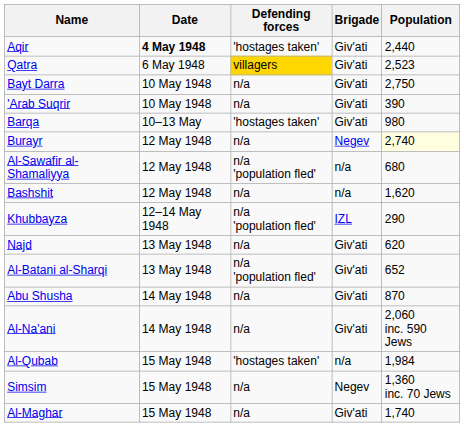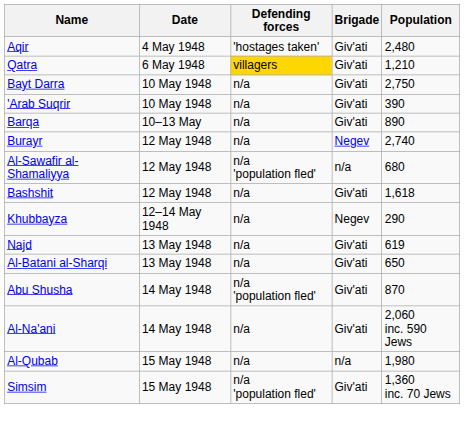(174, 46) bold -> (173, 46) normal
(400, 46) 2,440 -> (400, 46) 2,480
(400, 65) 2,523 -> (400, 65) 1,210
(276, 122) 'hostages taken' -> (242, 122) n/a
(395, 122) 980 -> (395, 122) 890
(400, 141) lightyellow background -> (400, 141) no background
(343, 193) n/a -> (351, 193) Giv'ati
(400, 193) 1,620 -> (400, 193) 1,618
(275, 219) n/a 'population fled' -> (242, 219) n/a
(343, 219) IZL -> (352, 219) Negev
(395, 244) 620 -> (395, 244) 619
(275, 270) n/a 'population fled' -> (242, 263) n/a
(395, 270) 652 -> (395, 263) 650
(242, 296) n/a -> (275, 289) n/a 'population fled'
(276, 361) 'hostages taken' -> (242, 361) n/a
(400, 361) 1,984 -> (400, 361) 1,980
(242, 387) n/a -> (275, 387) n/a 'population fled'
(352, 387) Negev -> (351, 387) Giv'ati
- row: (35, 413)
